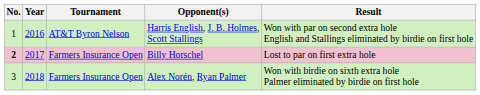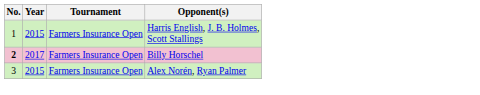- column: (368, 12)
(35, 34) 2016 -> (35, 34) 2015
(89, 34) AT&T Byron Nelson -> (96, 34) Farmers Insurance Open
(35, 76) 2018 -> (35, 71) 2015
